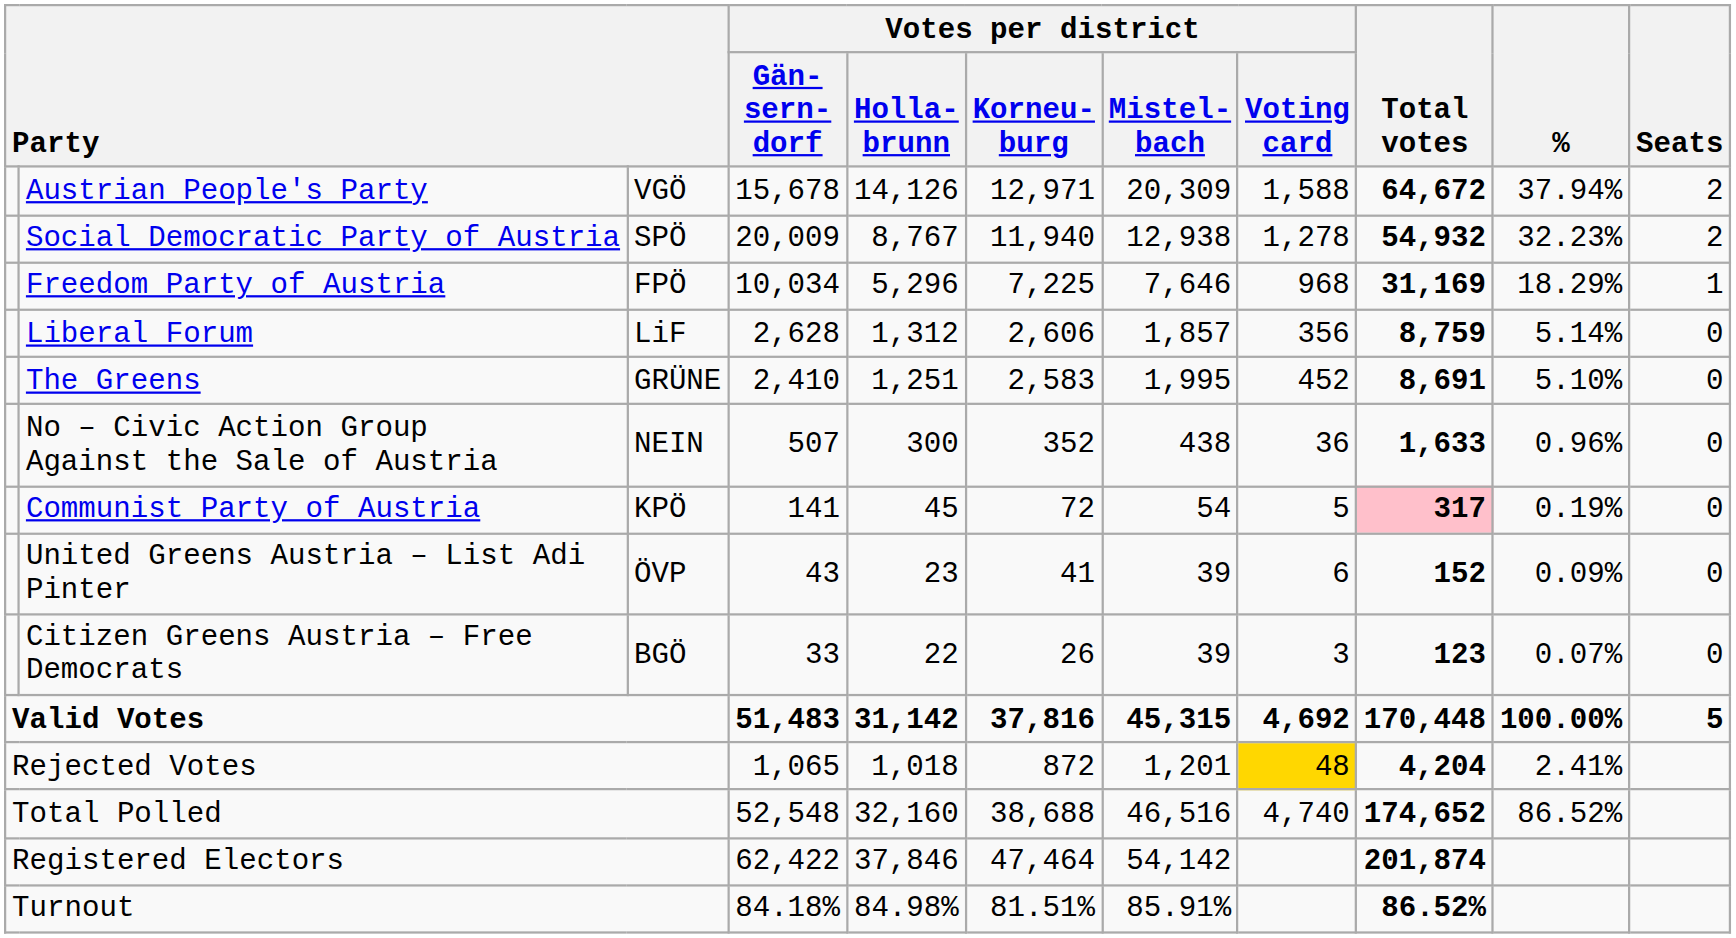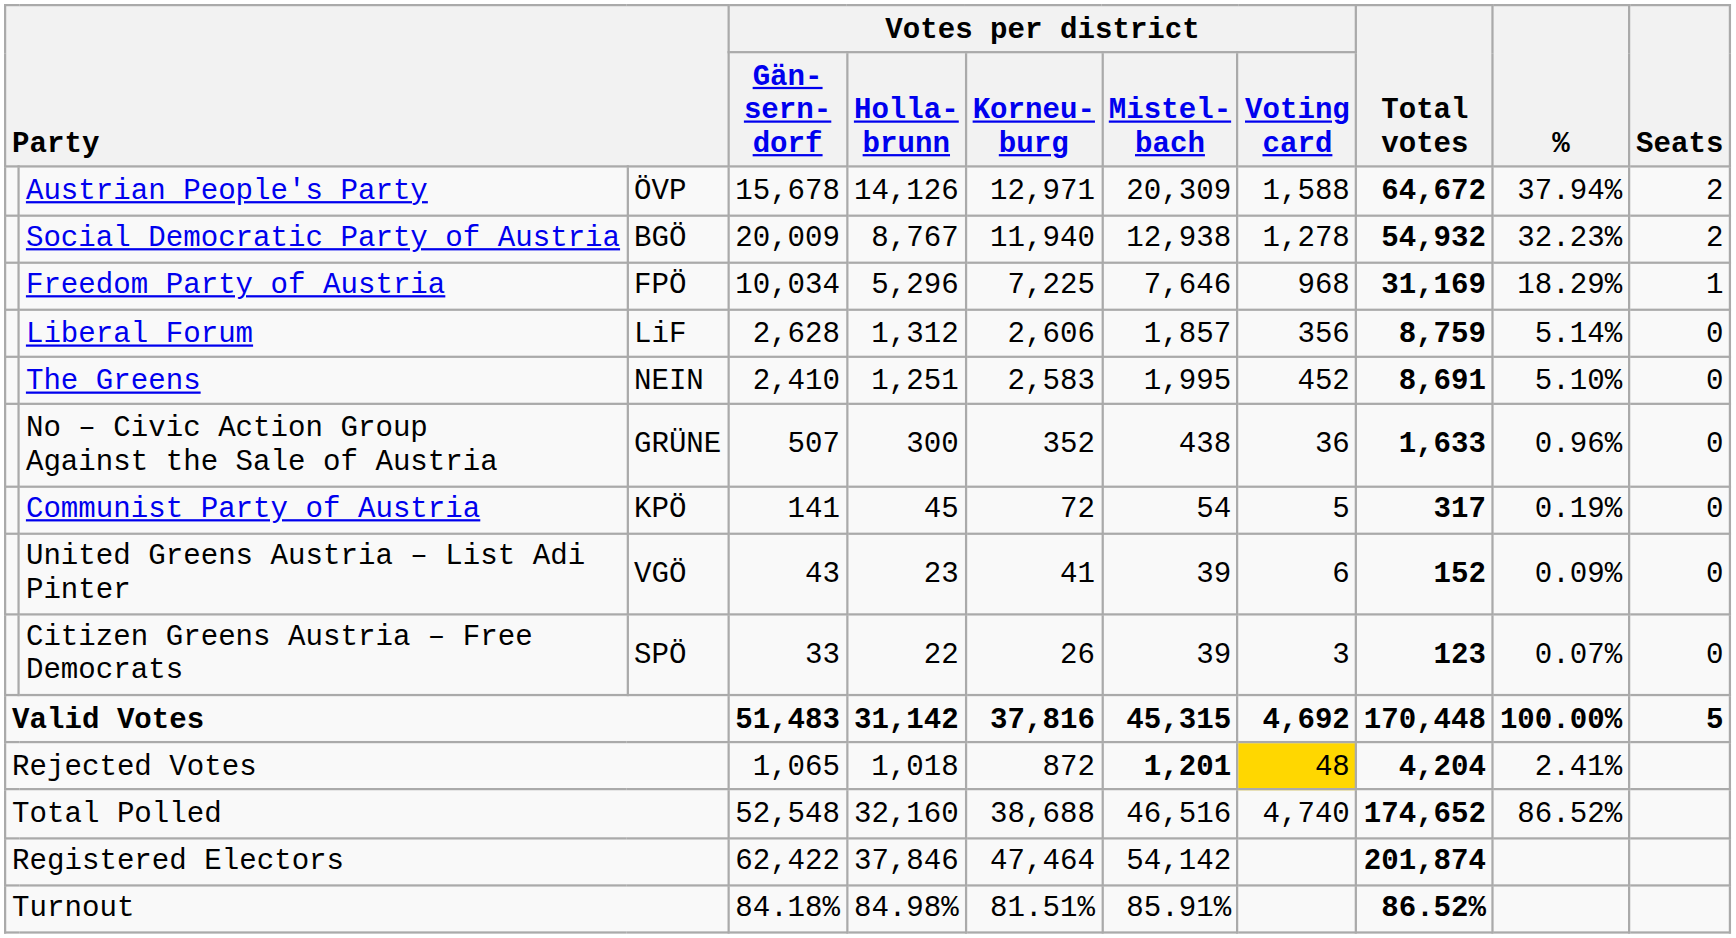(660, 191) VGÖ -> (660, 191) ÖVP
(660, 238) SPÖ -> (660, 238) BGÖ
(678, 381) GRÜNE -> (669, 381) NEIN
(669, 445) NEIN -> (678, 445) GRÜNE
(1460, 509) pink background -> (1460, 509) no background
(660, 574) ÖVP -> (660, 574) VGÖ
(660, 655) BGÖ -> (660, 655) SPÖ
(1187, 766) normal -> (1187, 766) bold
